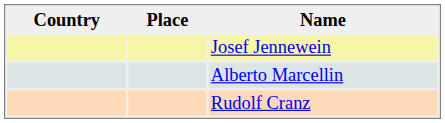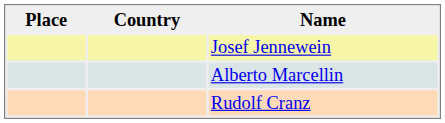columns swapped: (167, 20) <-> (67, 20)
